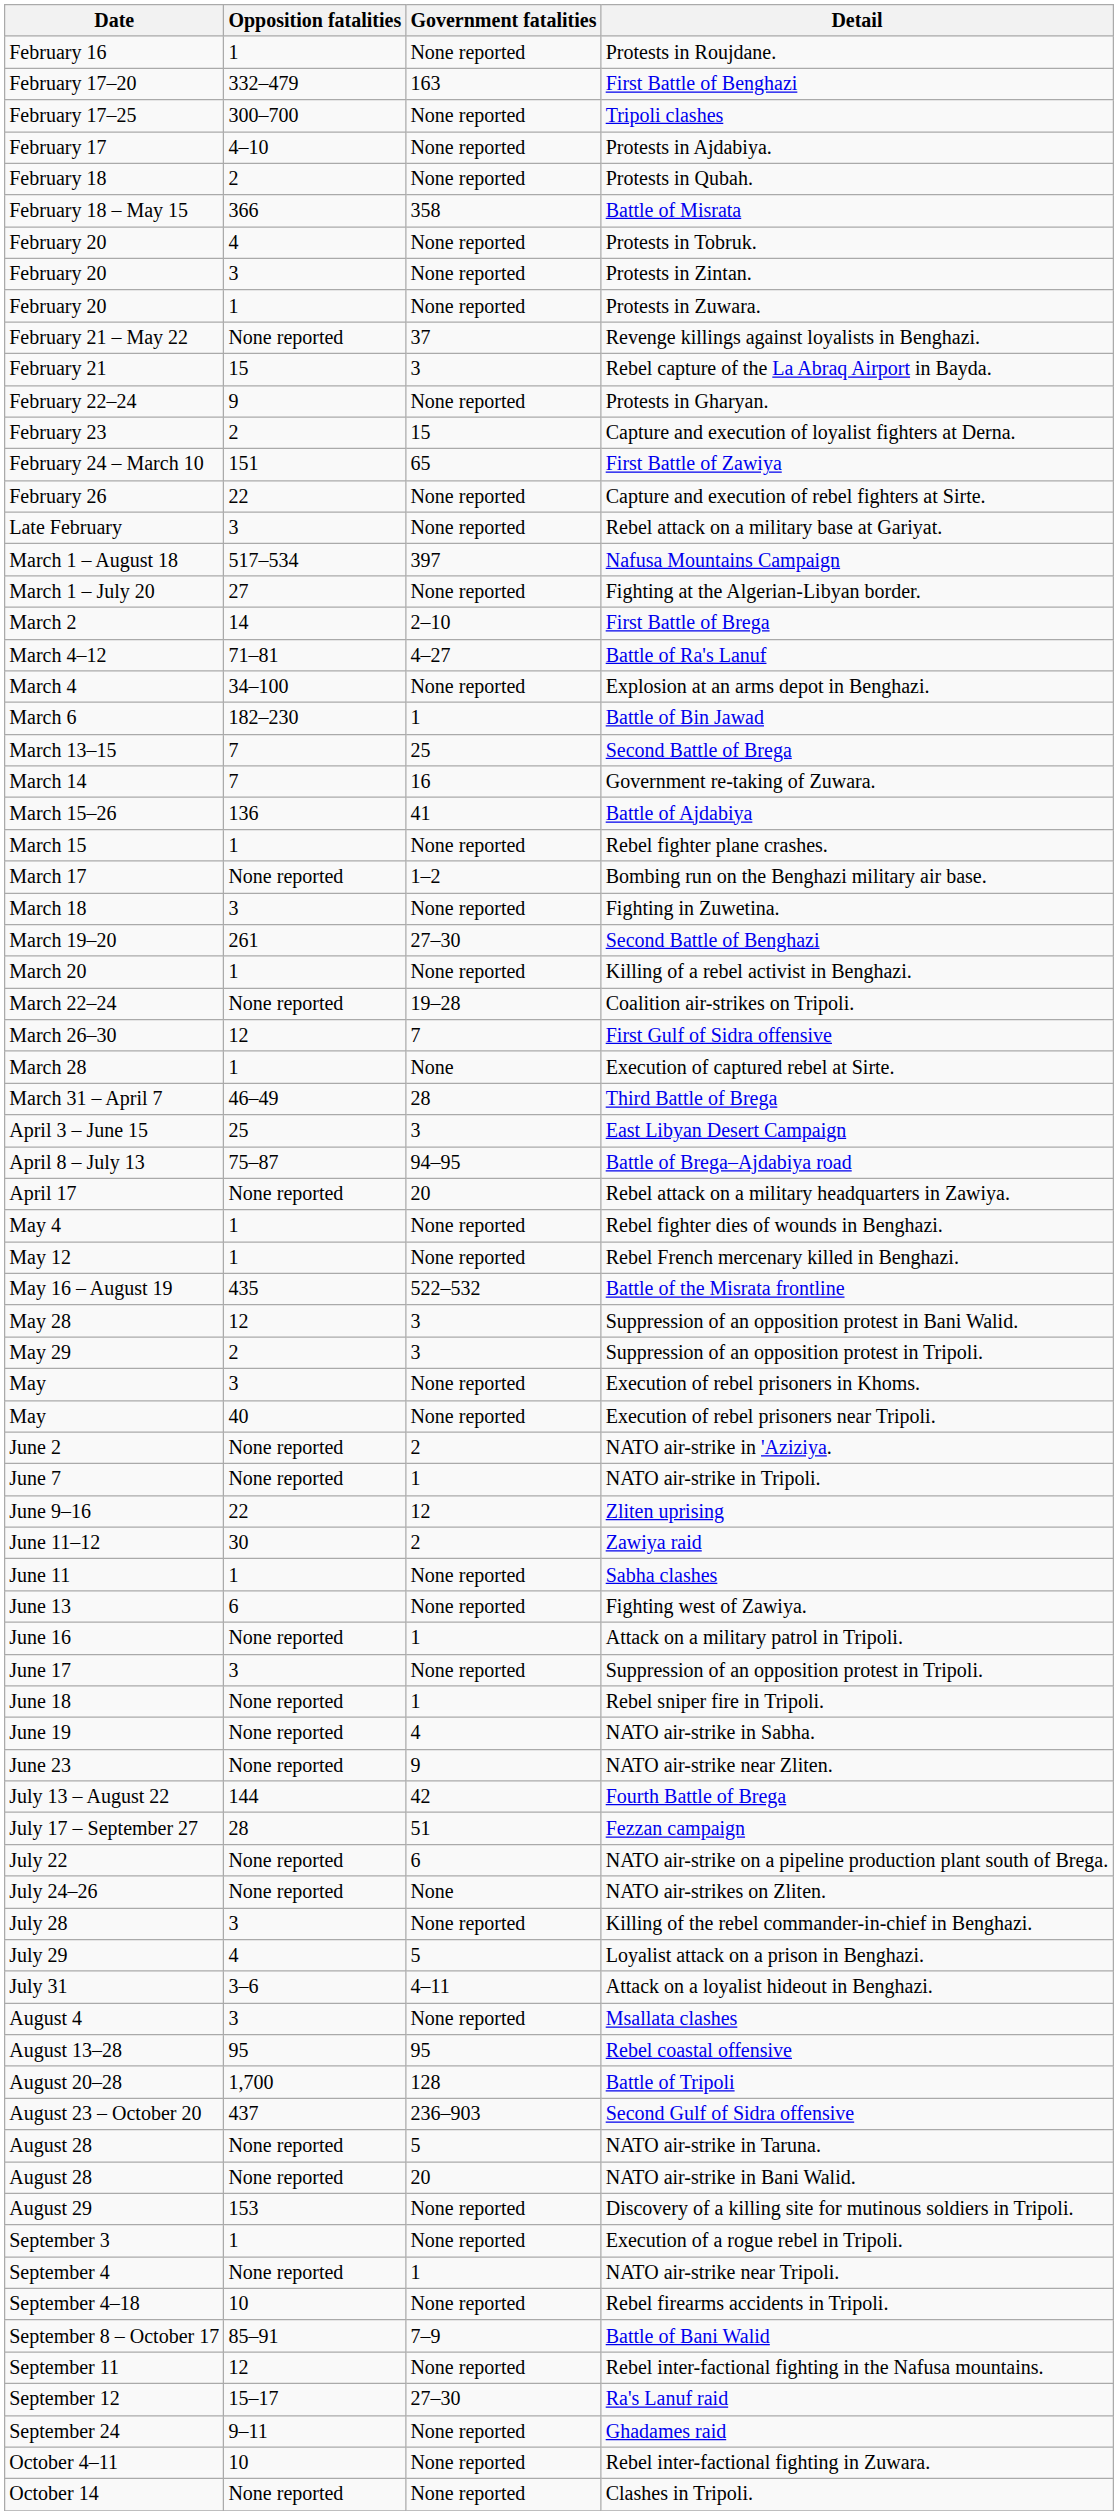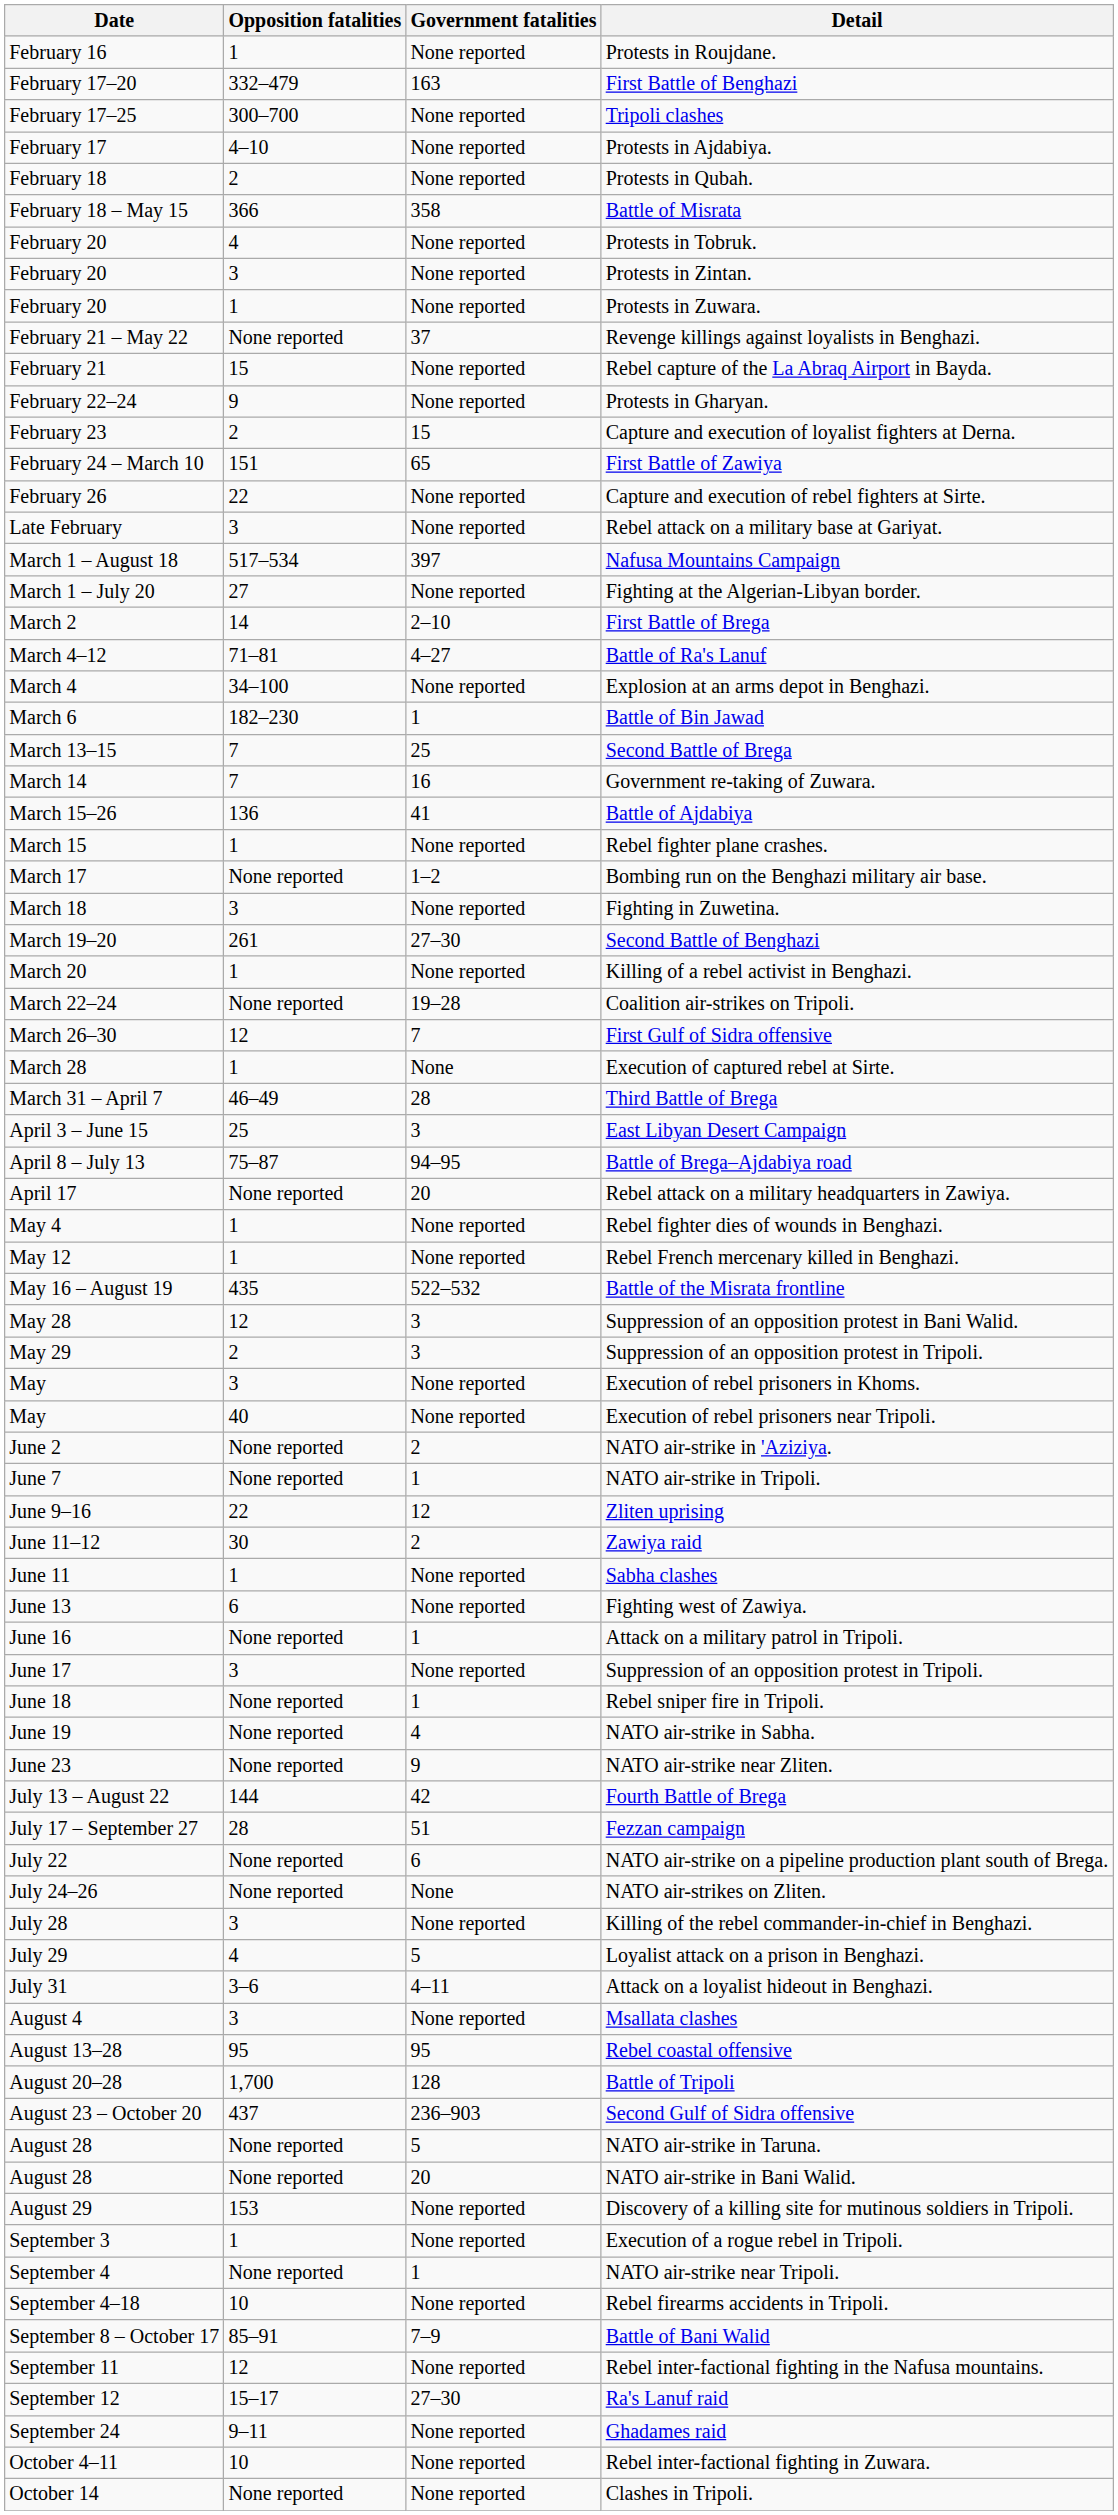(415, 369) 3 -> (468, 369) None reported
